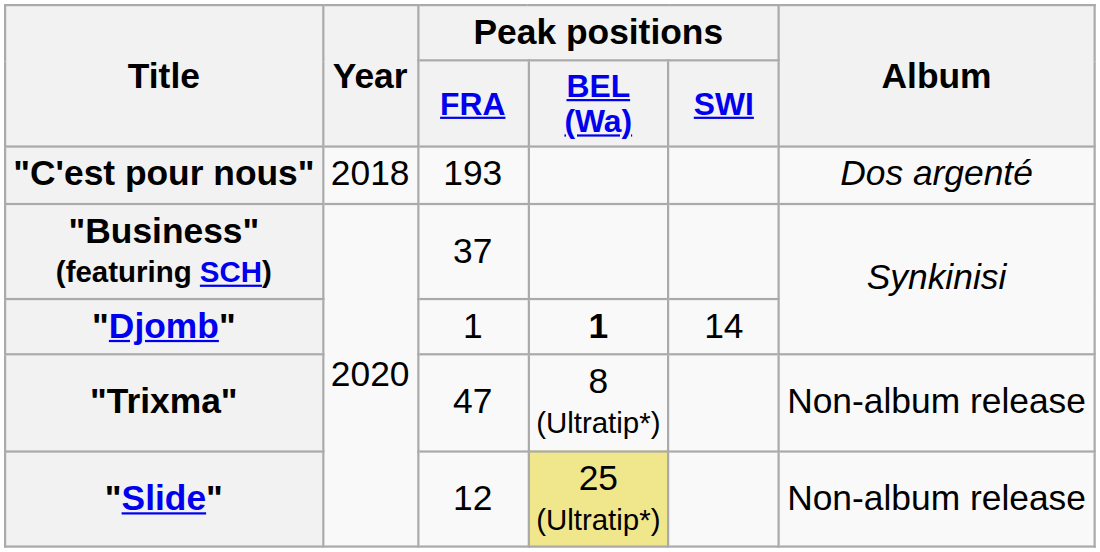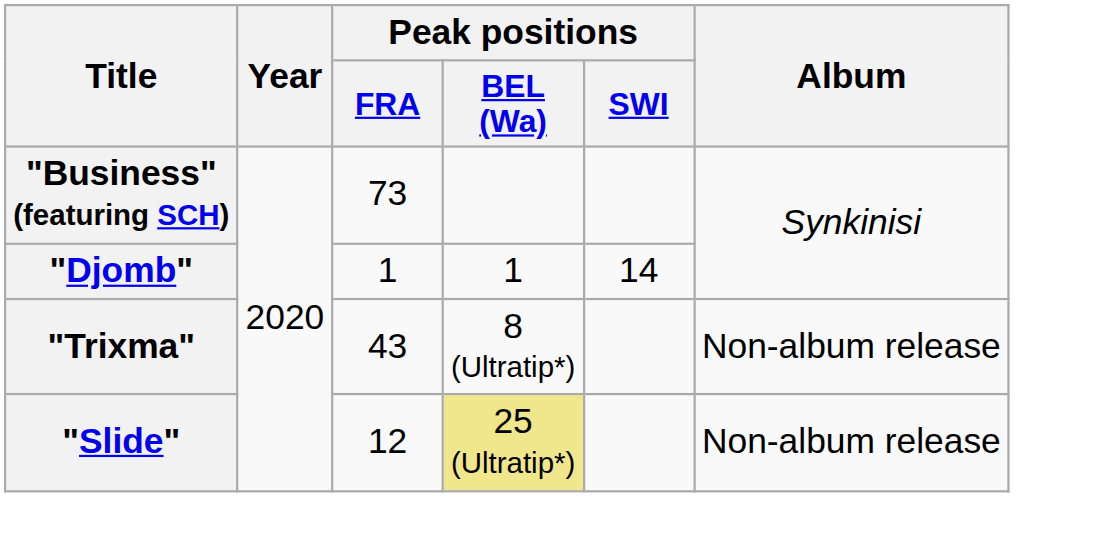- row: (164, 174)
(473, 250) 37 -> (388, 194) 73
(598, 326) bold -> (513, 270) normal
(473, 402) 47 -> (388, 346) 43
